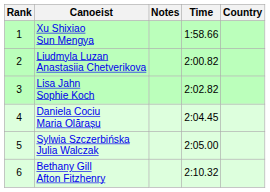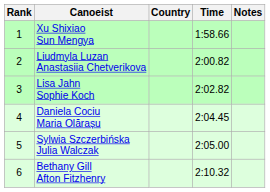columns swapped: (243, 12) <-> (165, 12)
